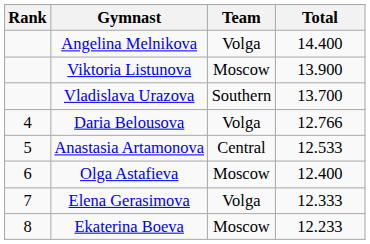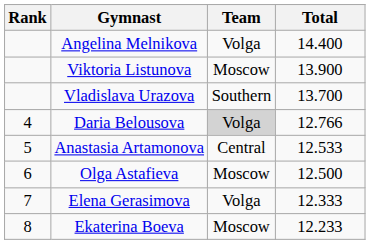(241, 122) no background -> (241, 122) lightgrey background
(320, 174) 12.400 -> (320, 174) 12.500
